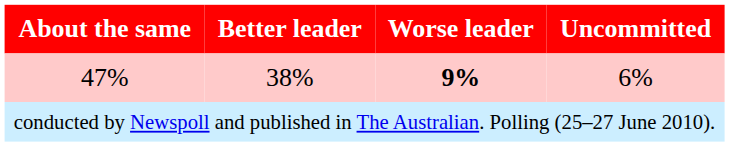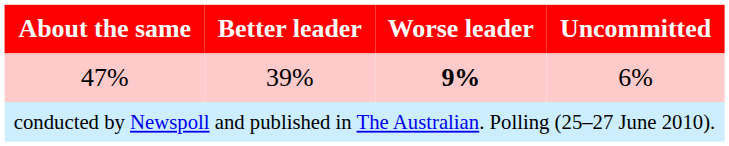(290, 76) 38% -> (290, 76) 39%
